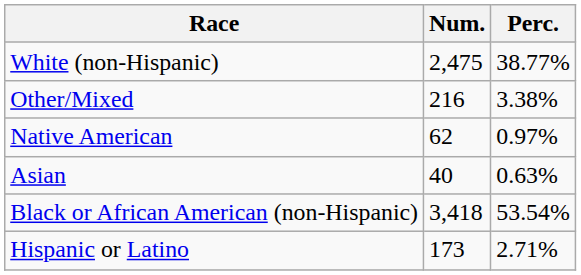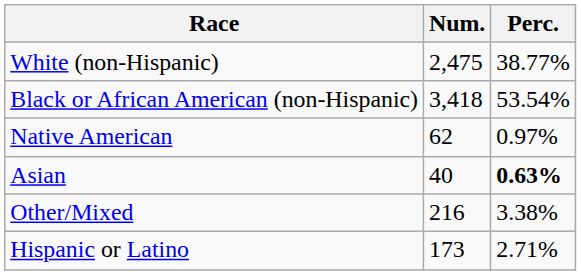rows swapped: (214, 212) <-> (72, 99)
(527, 174) normal -> (529, 174) bold
